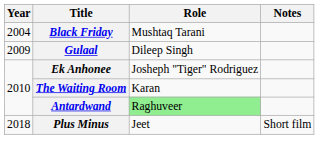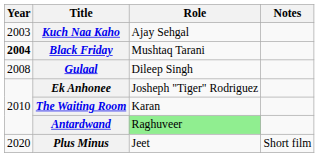+ row: (81, 32)
(19, 32) normal -> (19, 50) bold
(19, 50) 2009 -> (19, 69) 2008
(19, 124) 2018 -> (19, 143) 2020
